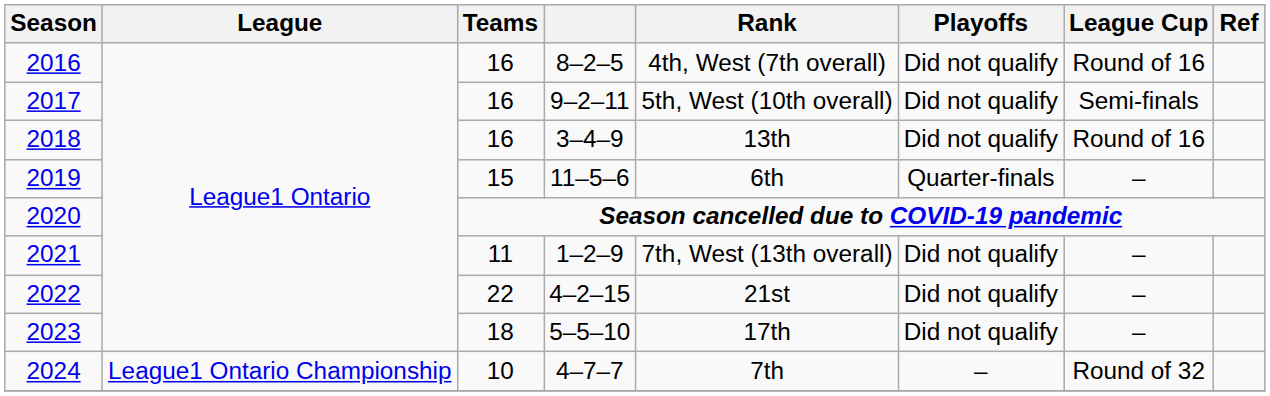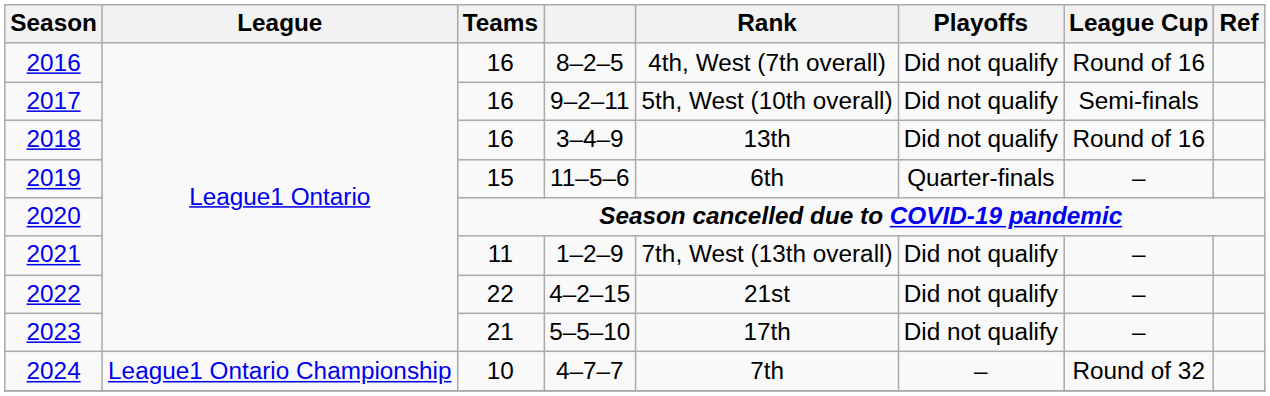(500, 332) 18 -> (500, 332) 21
